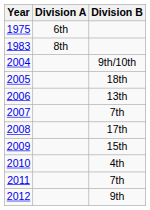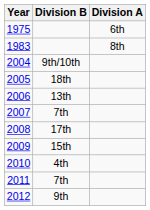columns swapped: (61, 12) <-> (117, 12)
